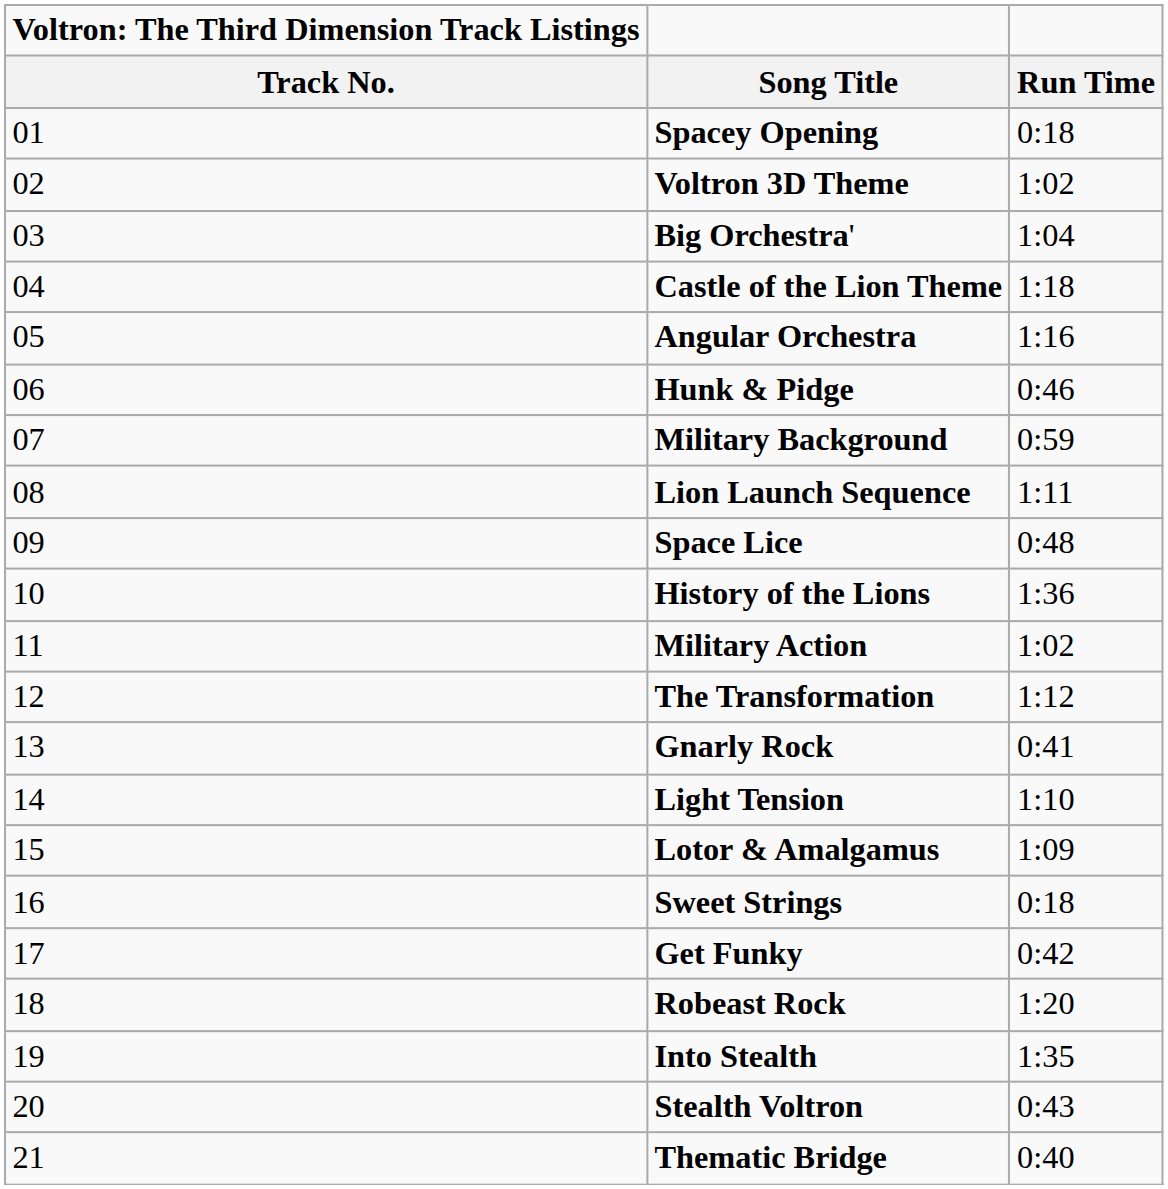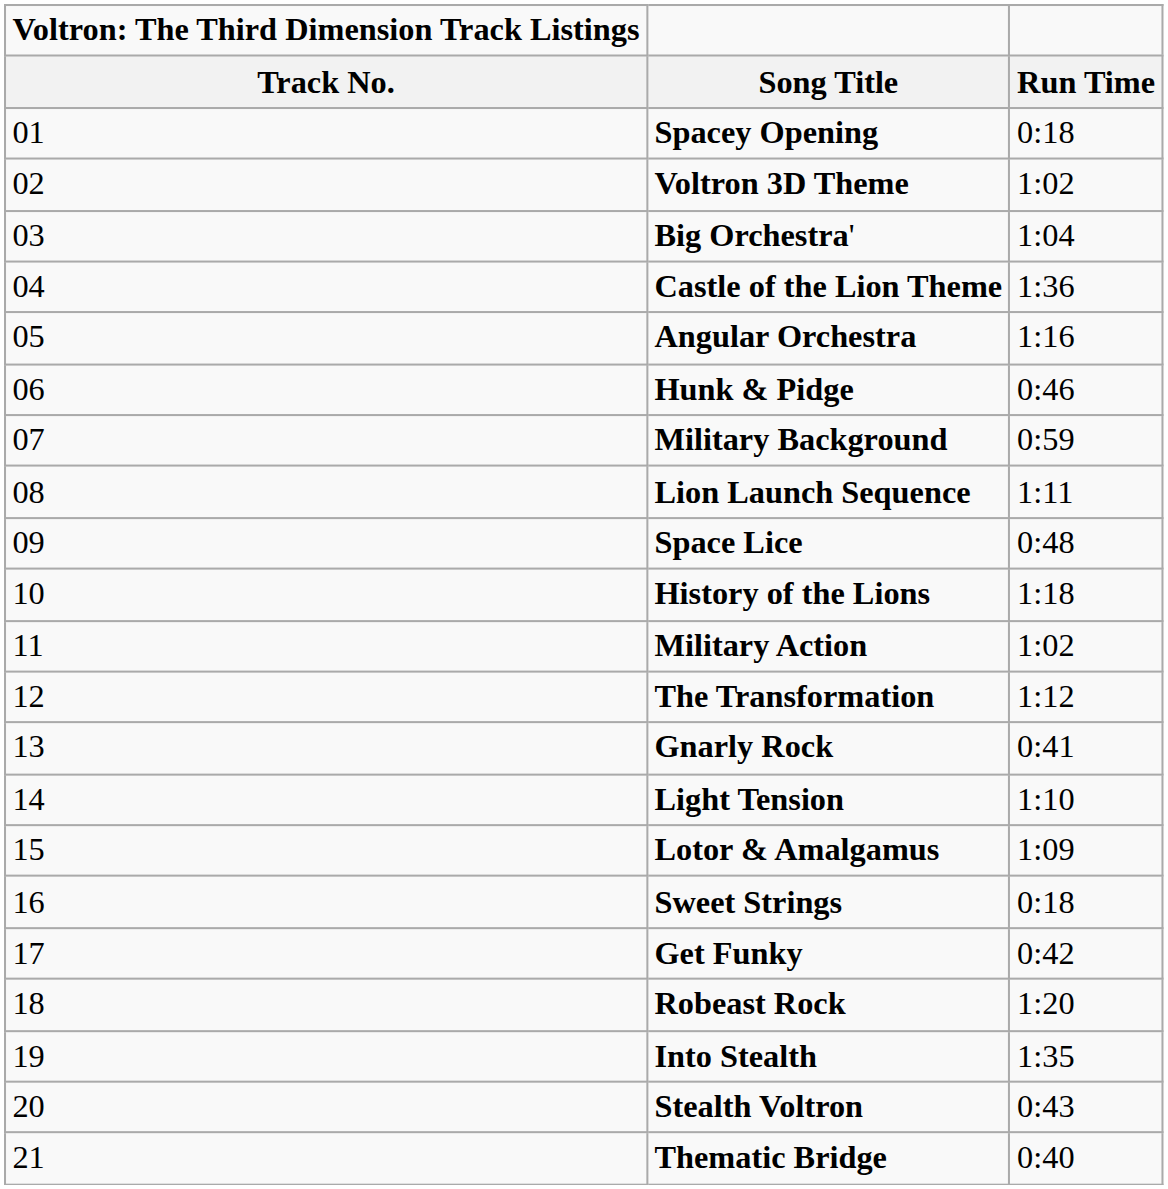(1046, 286) 1:18 -> (1046, 286) 1:36
(1046, 593) 1:36 -> (1046, 593) 1:18
